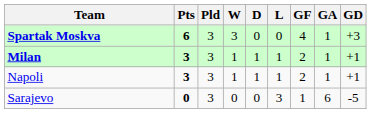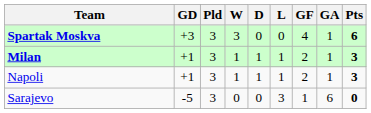columns swapped: (186, 14) <-> (353, 14)
